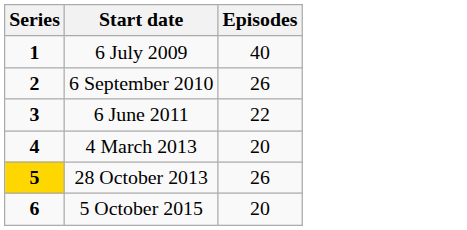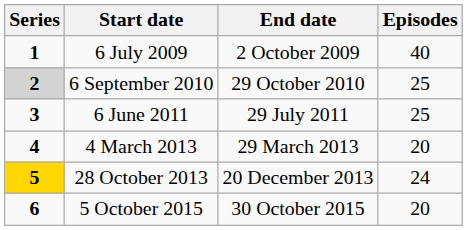+ column: (298, 20)
(35, 83) no background -> (35, 83) lightgrey background
(260, 83) 26 -> (420, 83) 25
(260, 114) 22 -> (420, 114) 25
(260, 177) 26 -> (420, 177) 24
